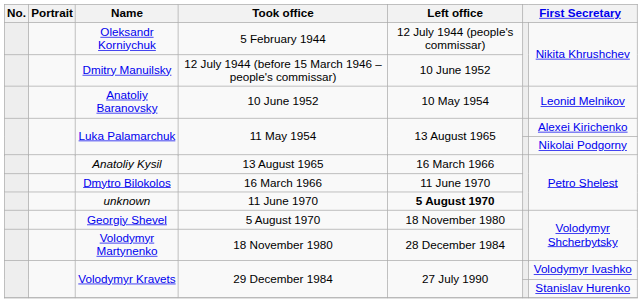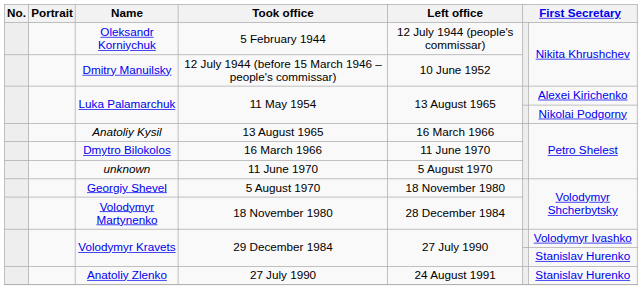- row: (127, 102)
(455, 201) bold -> (455, 169) normal
+ row: (127, 275)
